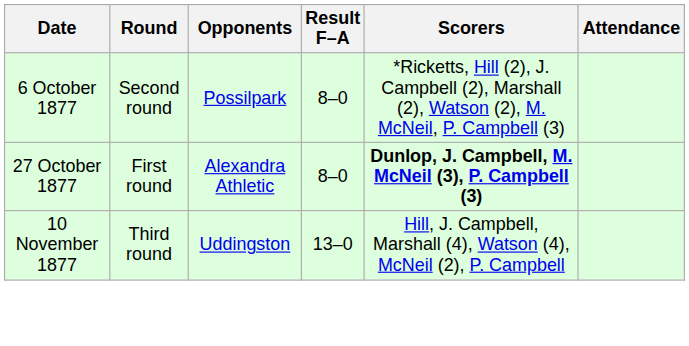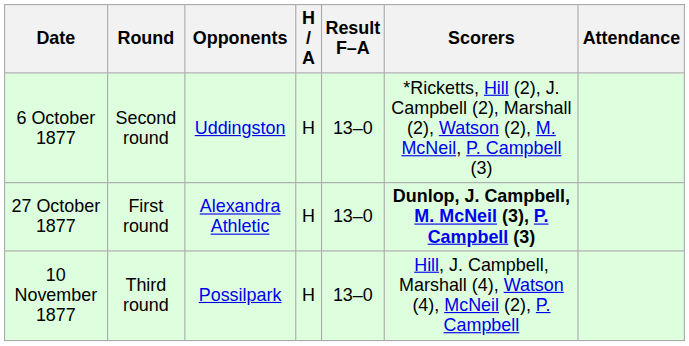+ column: (308, 38)
(245, 97) Possilpark -> (240, 127) Uddingston
(333, 97) 8–0 -> (353, 127) 13–0
(333, 176) 8–0 -> (353, 216) 13–0
(245, 245) Uddingston -> (240, 295) Possilpark
